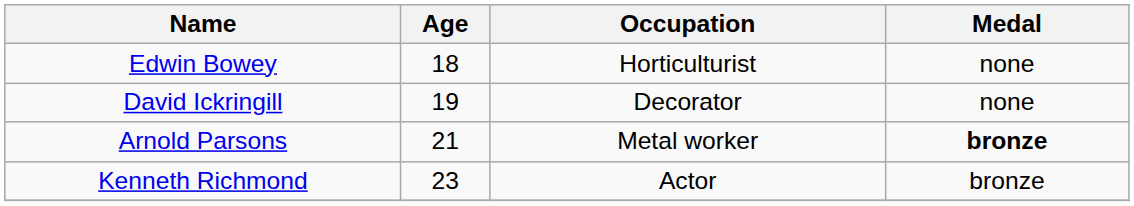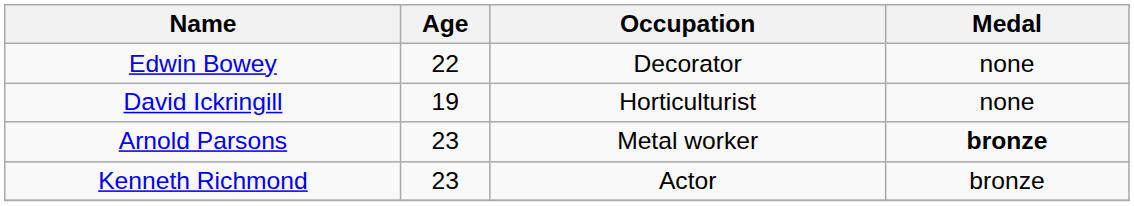(445, 63) 18 -> (445, 63) 22
(688, 63) Horticulturist -> (688, 63) Decorator
(688, 102) Decorator -> (688, 102) Horticulturist
(445, 141) 21 -> (445, 141) 23
